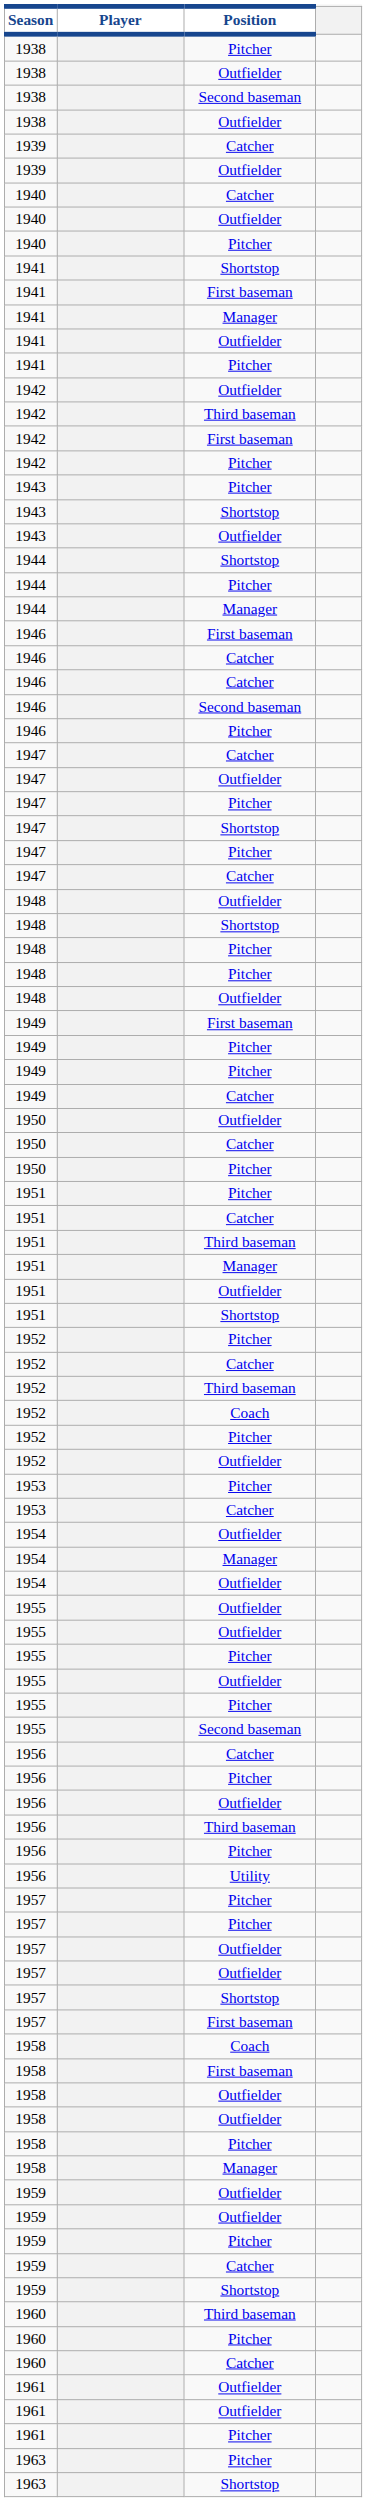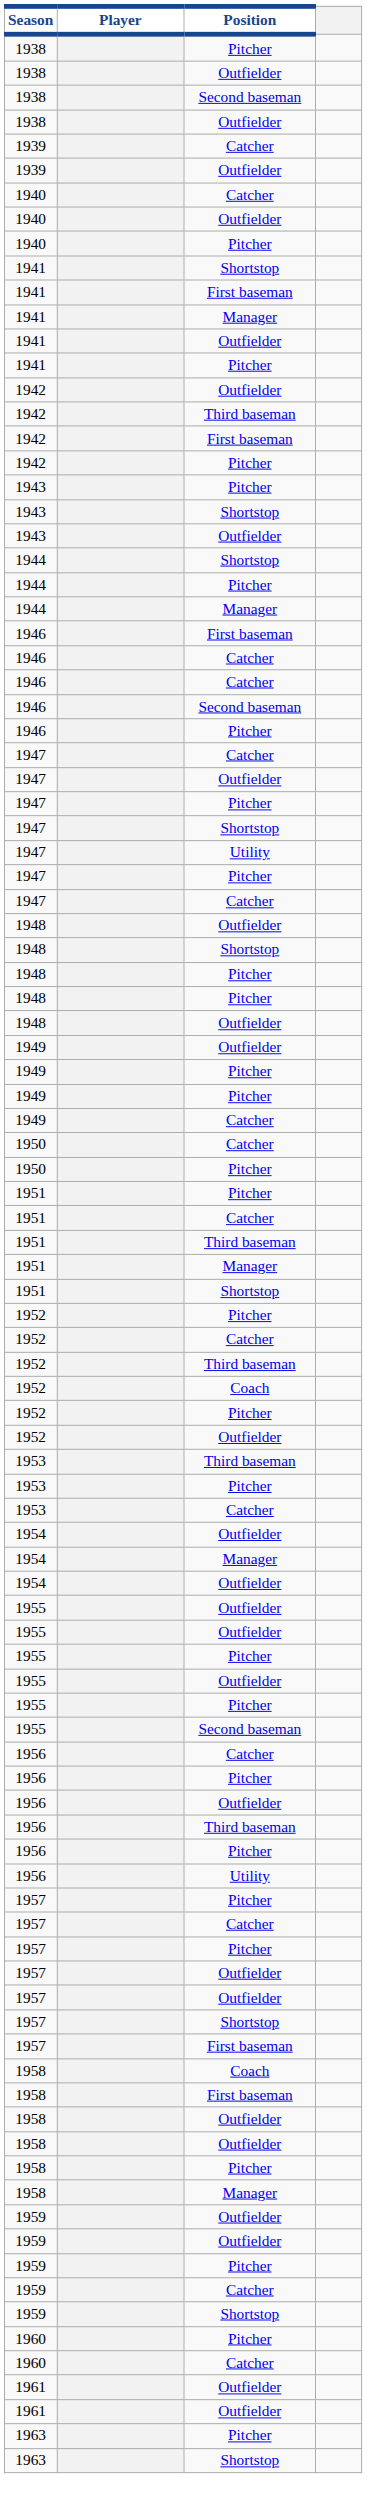+ row: (31, 852)
+ row: (31, 1047)
- row: (31, 1023)
- row: (31, 1120)
- row: (31, 1291)
+ row: (31, 1461)
+ row: (31, 1924)
- row: (31, 2314)
- row: (31, 2435)
